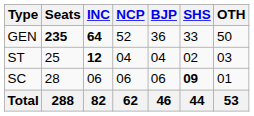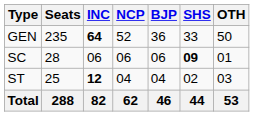(56, 36) bold -> (56, 36) normal
rows swapped: (17, 79) <-> (16, 57)
